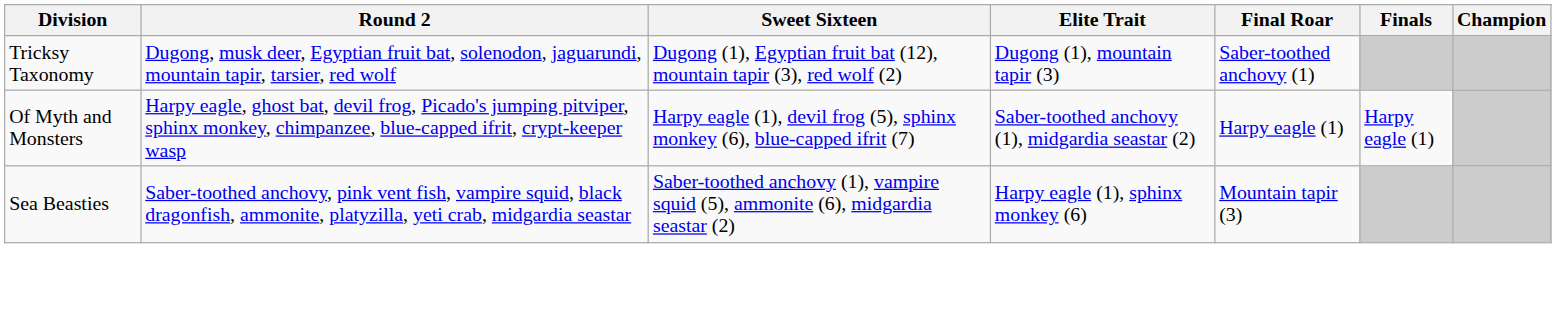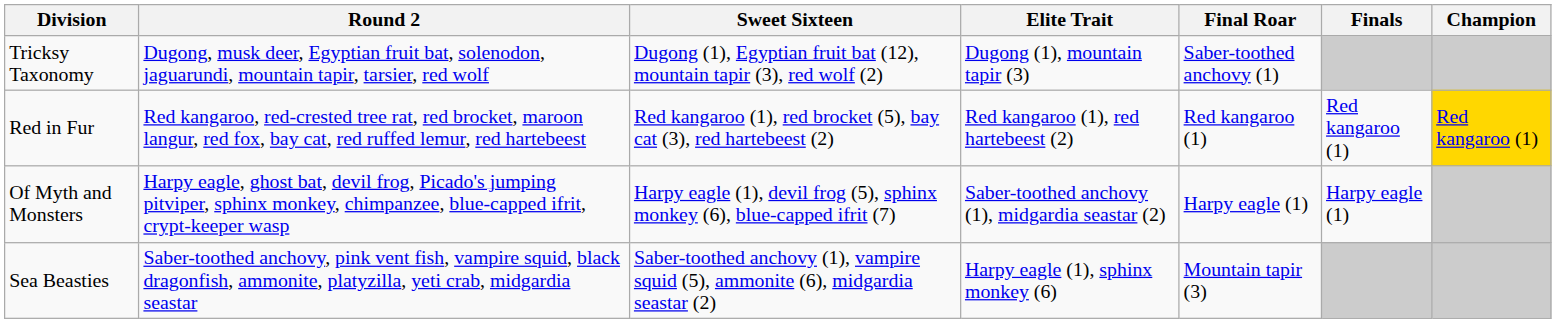+ row: (52, 127)
